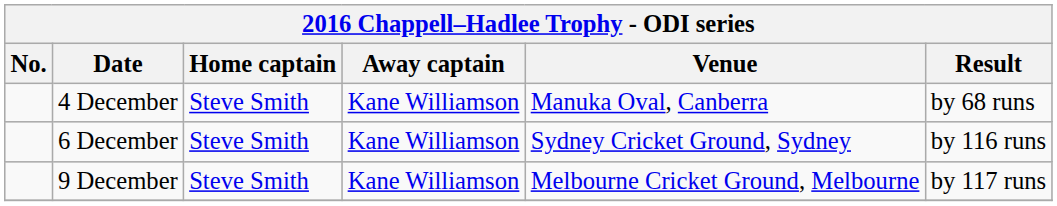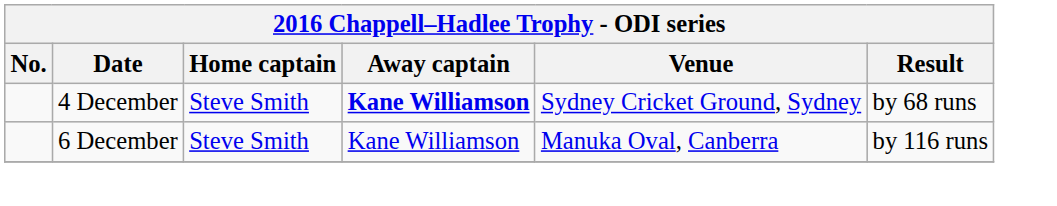(434, 102) normal -> (439, 102) bold
(649, 102) Manuka Oval, Canberra -> (701, 102) Sydney Cricket Ground, Sydney
(691, 141) Sydney Cricket Ground, Sydney -> (660, 141) Manuka Oval, Canberra
- row: (118, 180)
